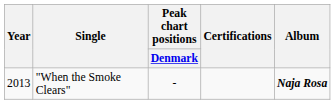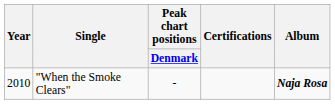(19, 83) 2013 -> (19, 83) 2010
